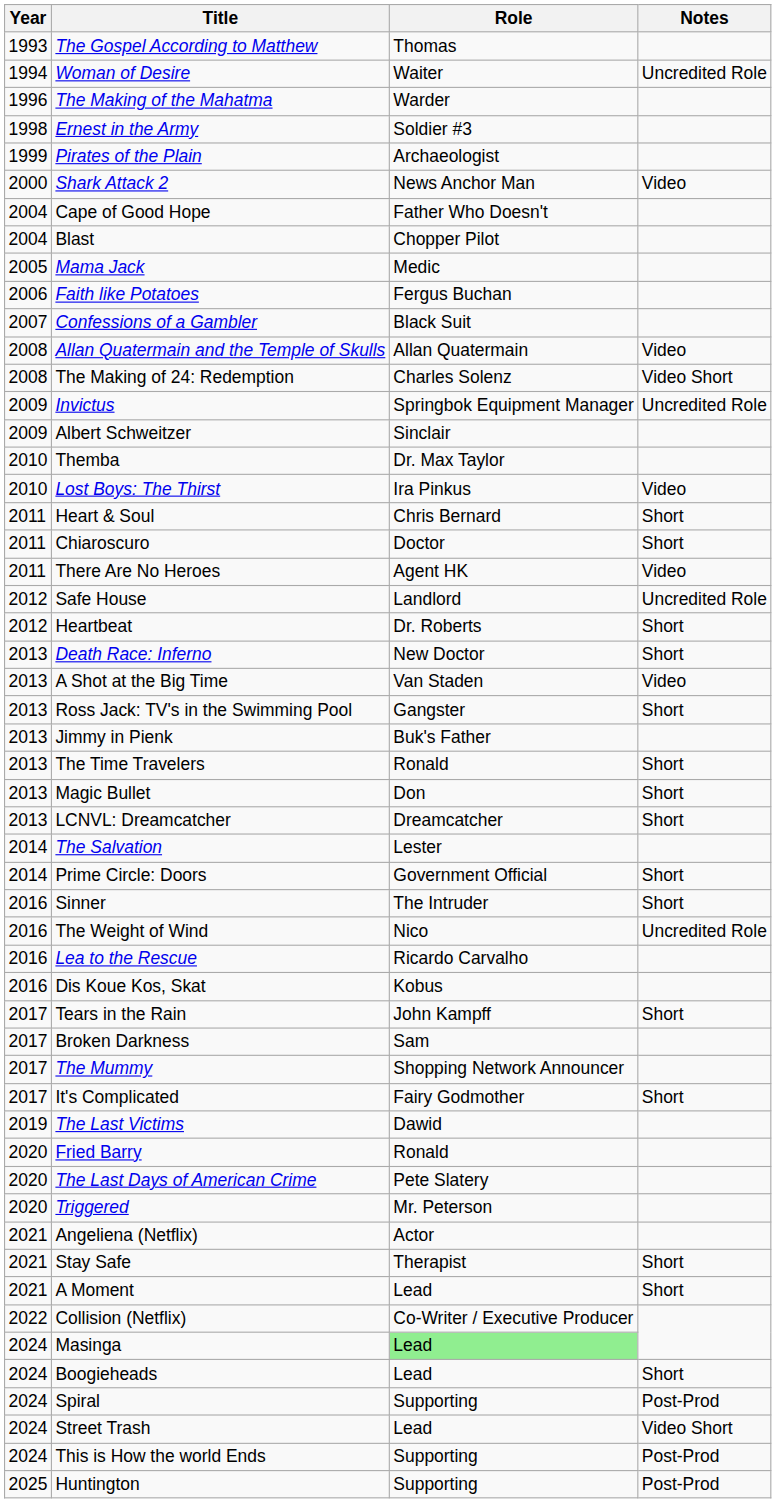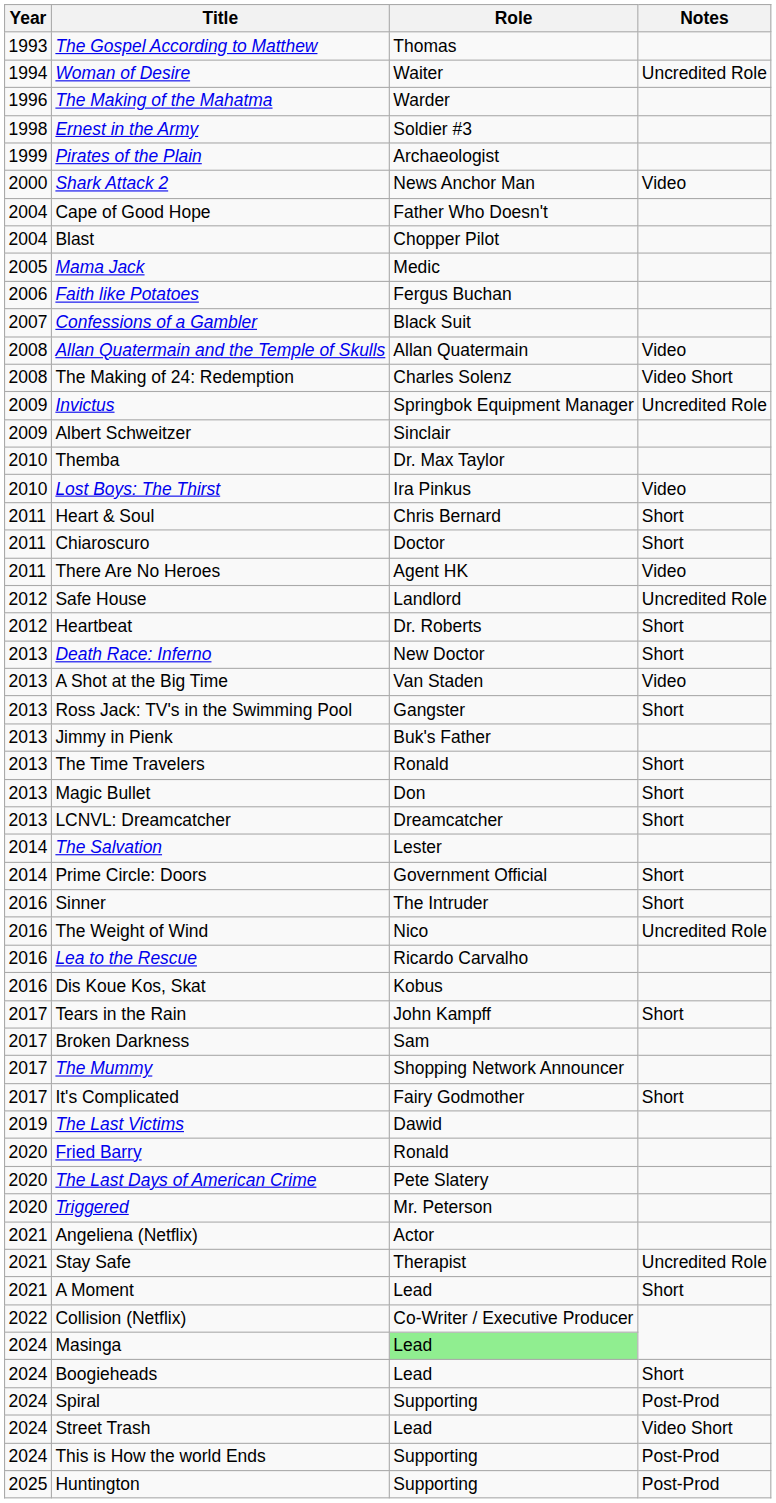(663, 1262) Short -> (704, 1262) Uncredited Role
